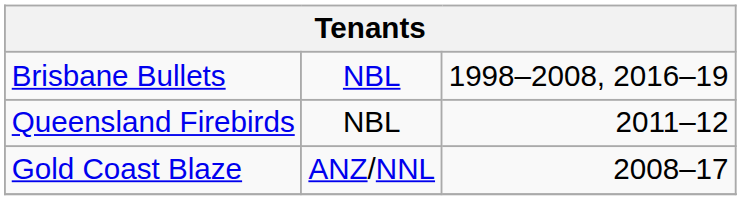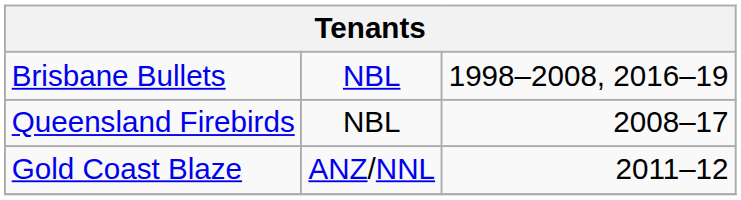(672, 122) 2011–12 -> (671, 122) 2008–17
(671, 169) 2008–17 -> (672, 169) 2011–12
